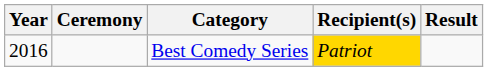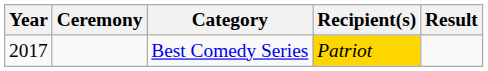(28, 50) 2016 -> (28, 50) 2017
